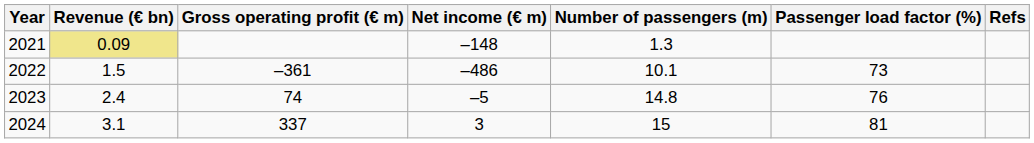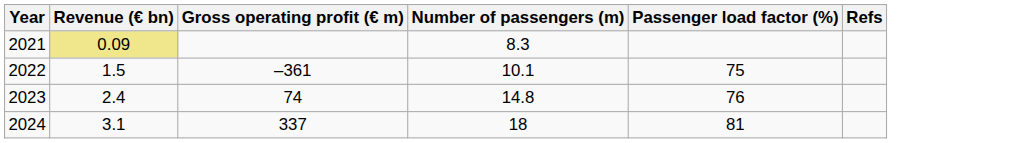- column: (479, 17)
(661, 44) 1.3 -> (518, 44) 8.3
(878, 71) 73 -> (735, 71) 75
(661, 124) 15 -> (518, 124) 18
